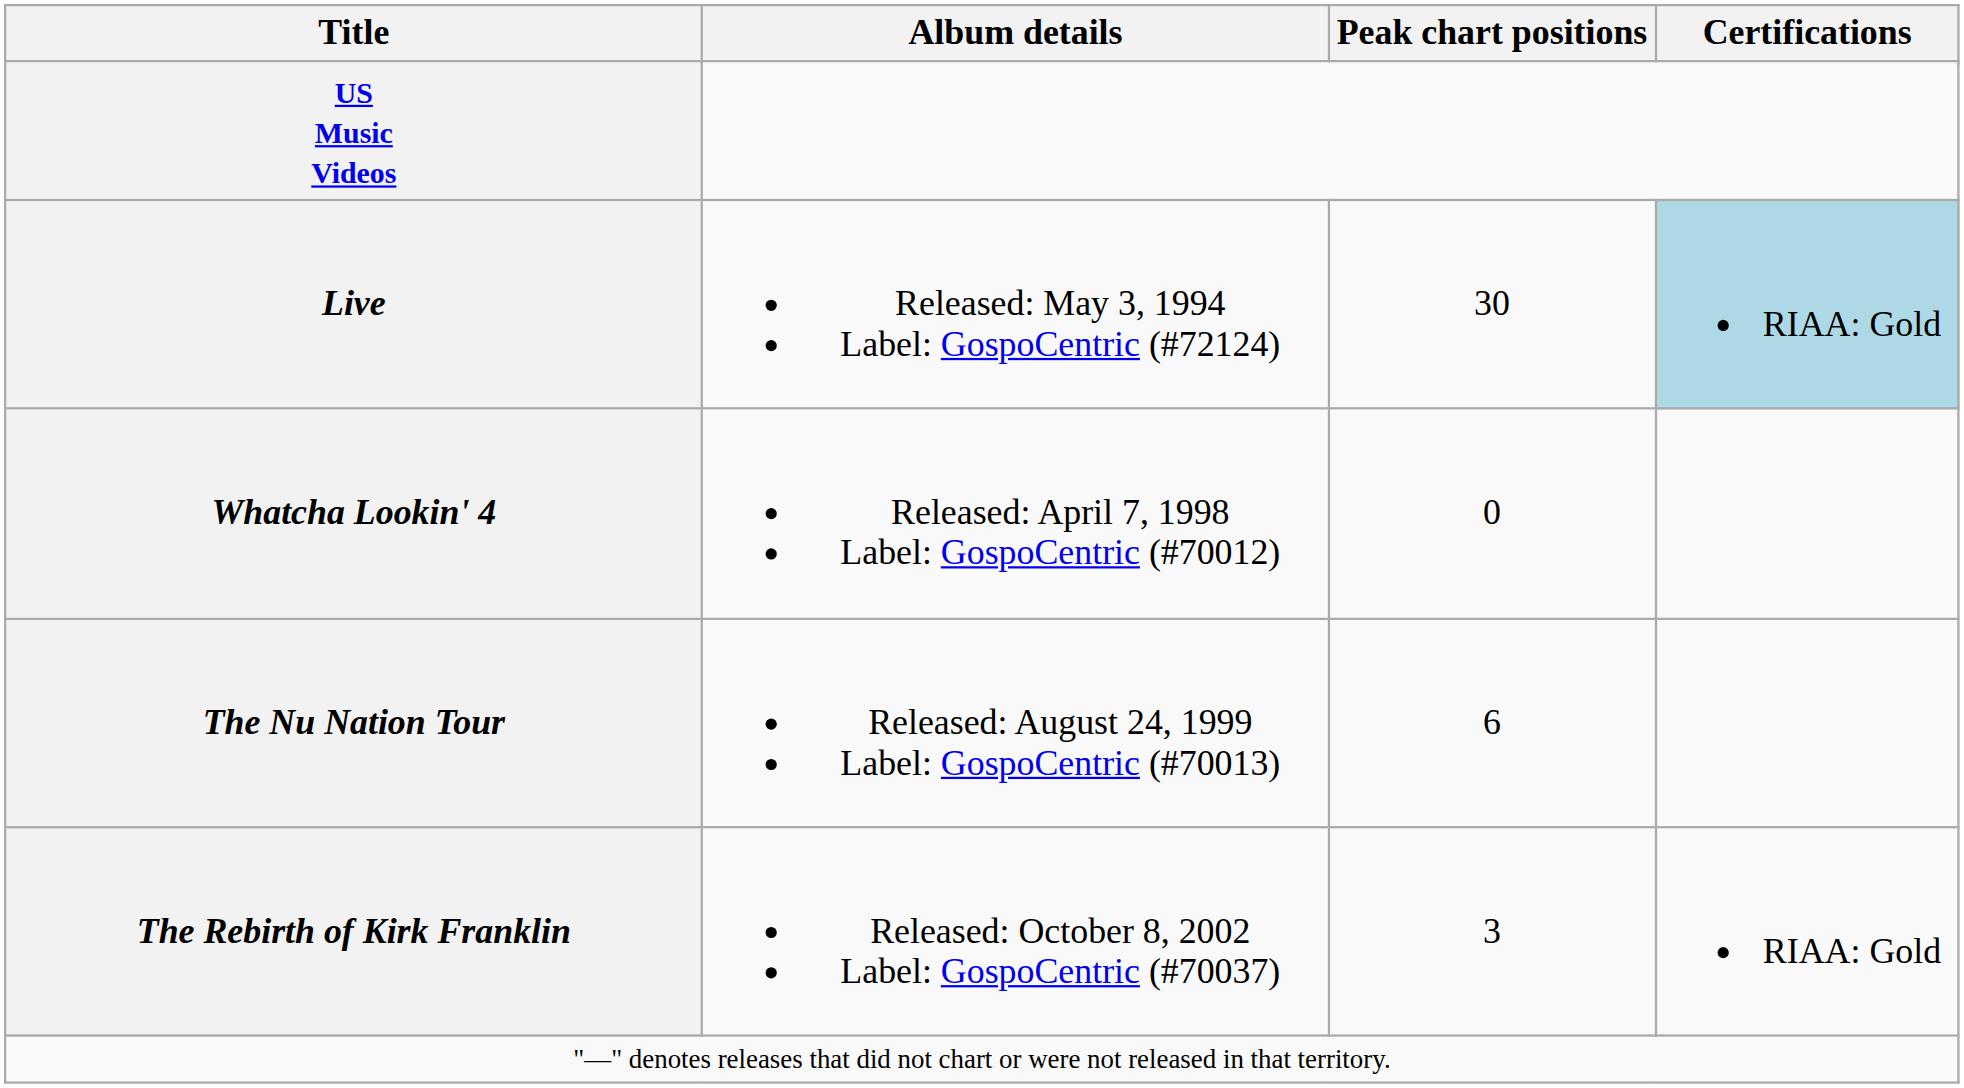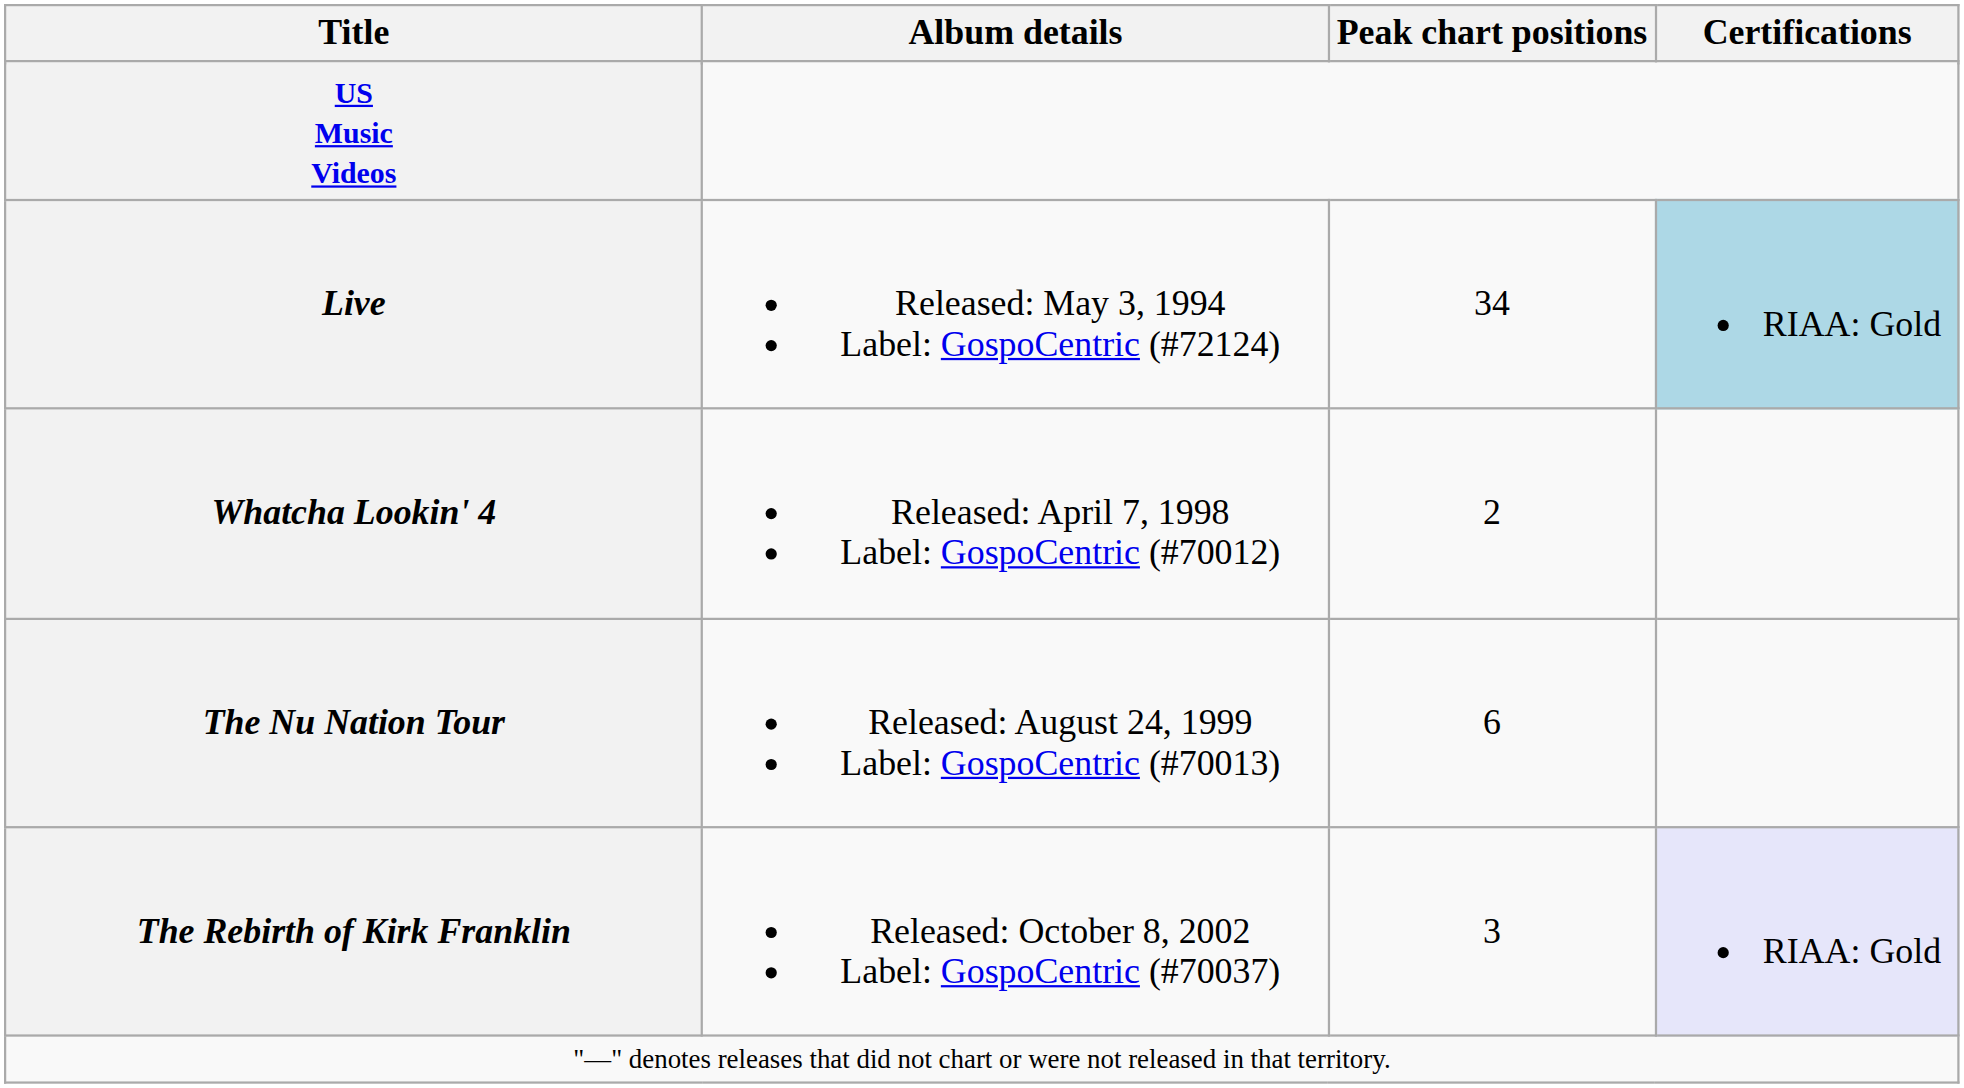(1492, 303) 30 -> (1492, 303) 34
(1492, 512) 0 -> (1492, 512) 2
(1807, 952) no background -> (1807, 952) lavender background
